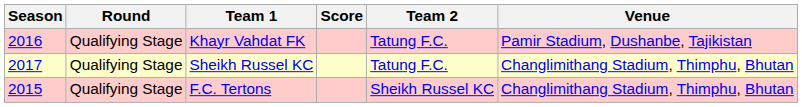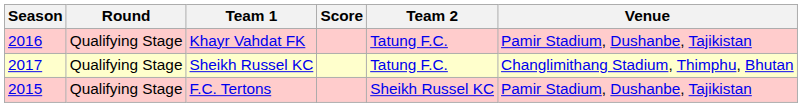(647, 89) Changlimithang Stadium, Thimphu, Bhutan -> (626, 89) Pamir Stadium, Dushanbe, Tajikistan
